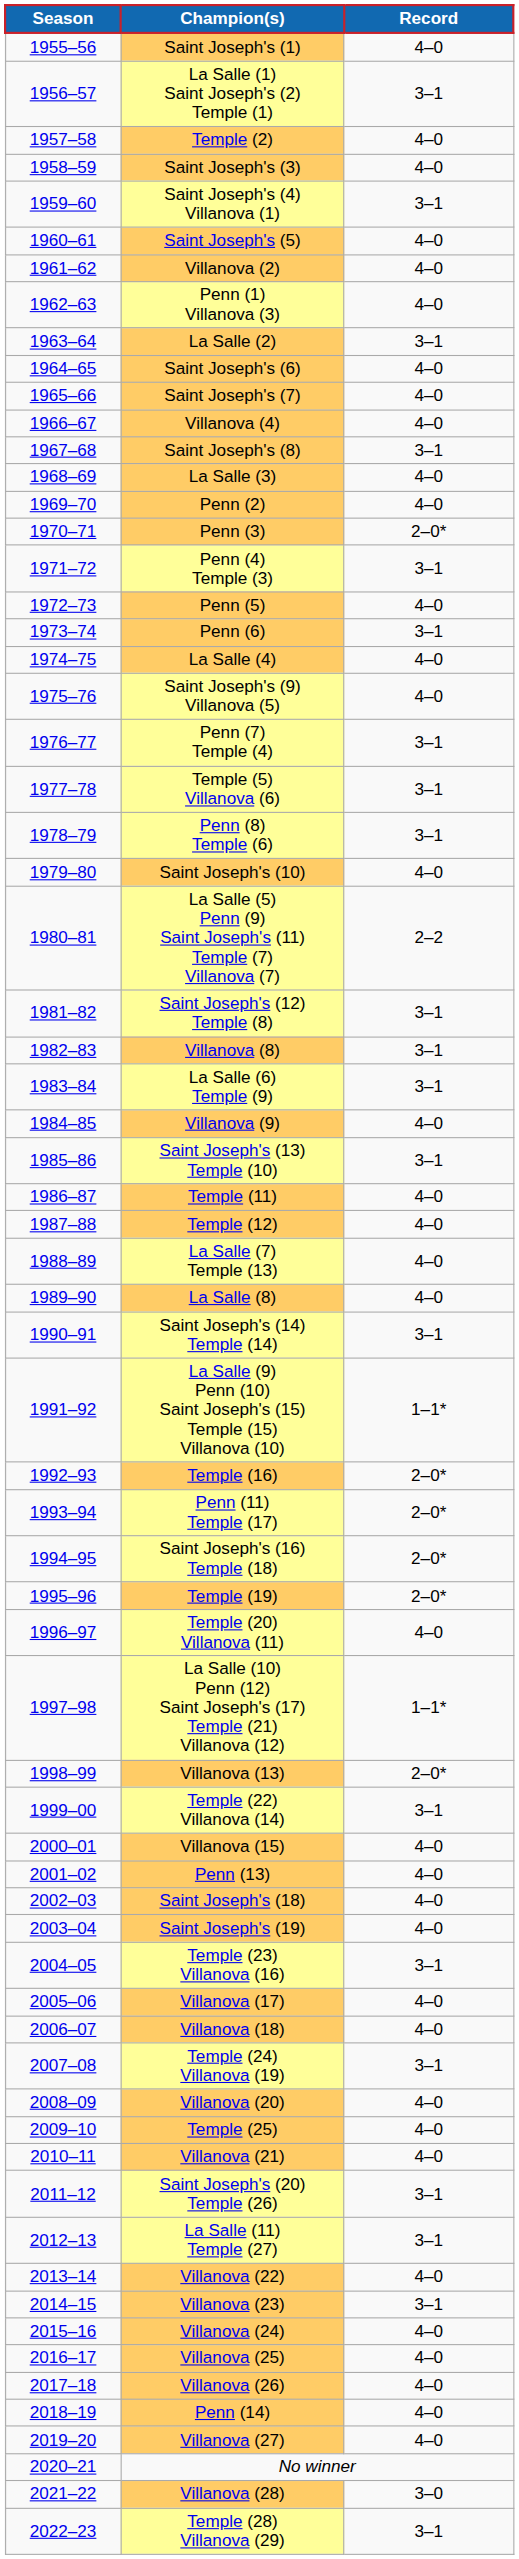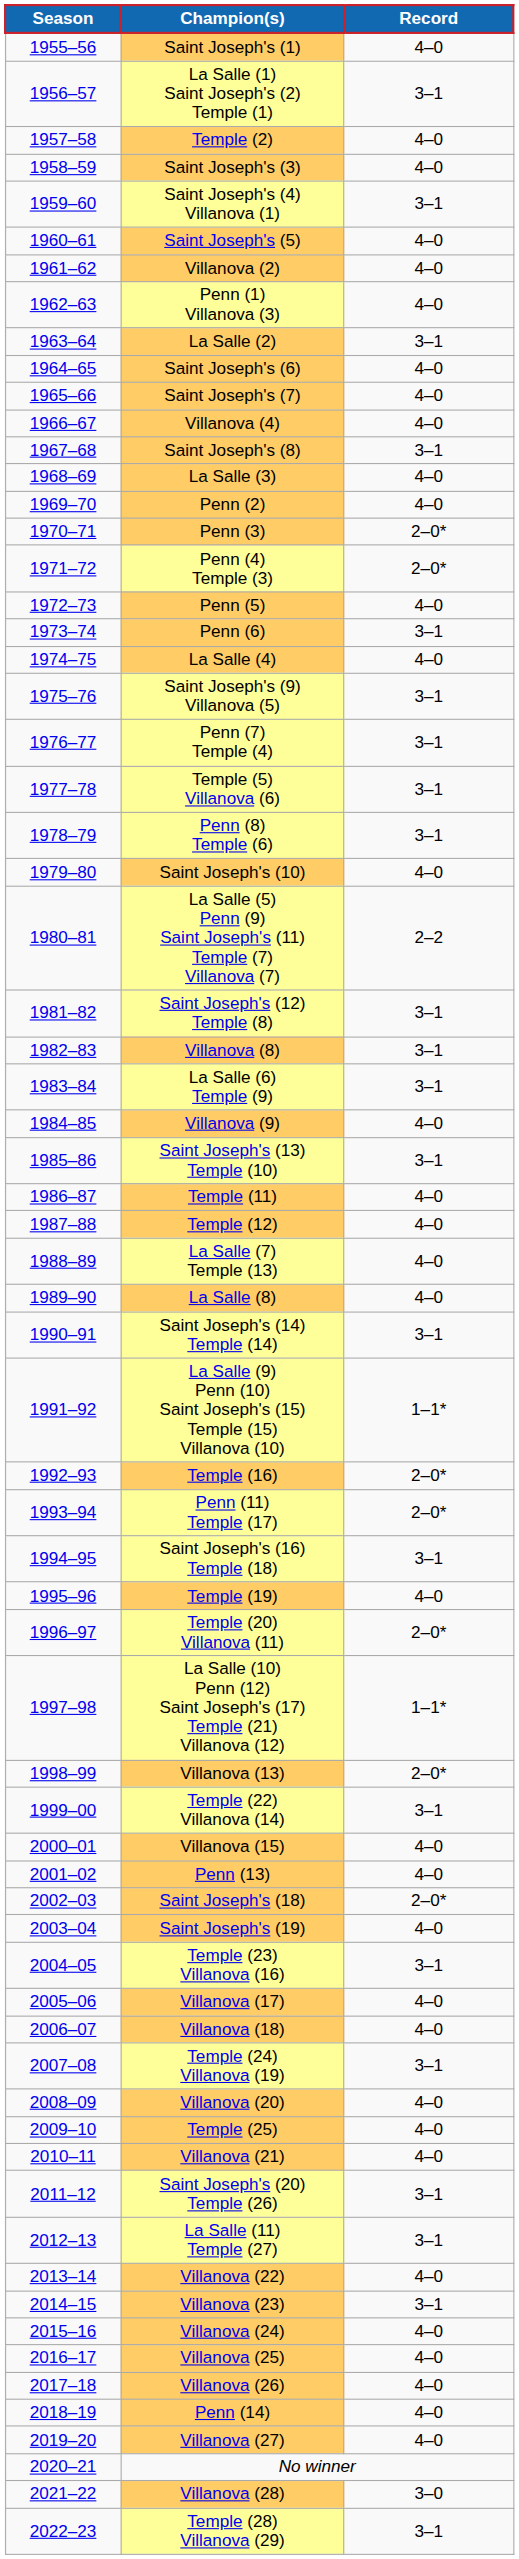(429, 568) 3–1 -> (429, 568) 2–0*
(429, 696) 4–0 -> (429, 696) 3–1
(429, 1558) 2–0* -> (429, 1558) 3–1
(429, 1595) 2–0* -> (429, 1595) 4–0
(429, 1632) 4–0 -> (429, 1632) 2–0*
(429, 1901) 4–0 -> (429, 1901) 2–0*
